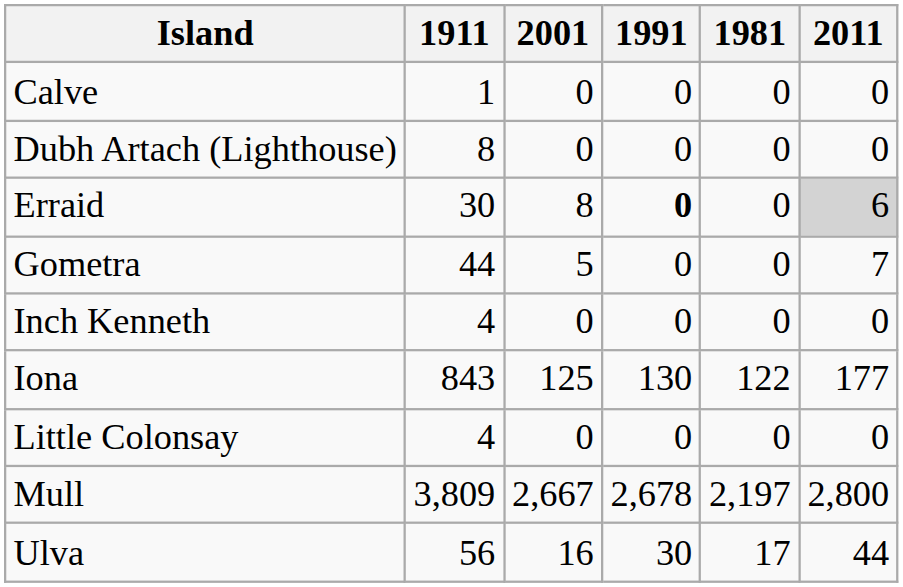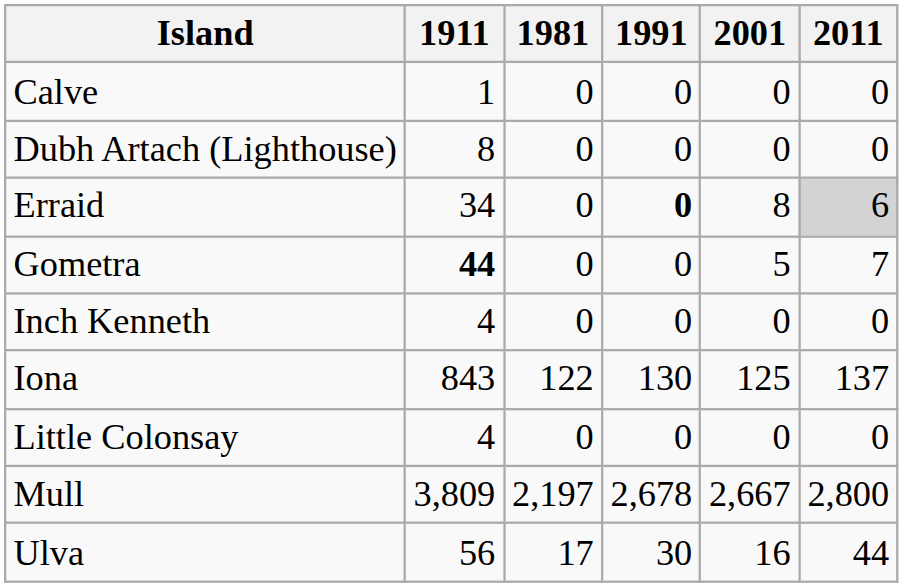columns swapped: (750, 33) <-> (553, 33)
(477, 206) 30 -> (477, 206) 34
(477, 263) normal -> (477, 263) bold
(862, 378) 177 -> (862, 378) 137
